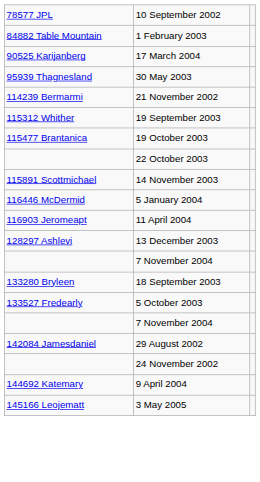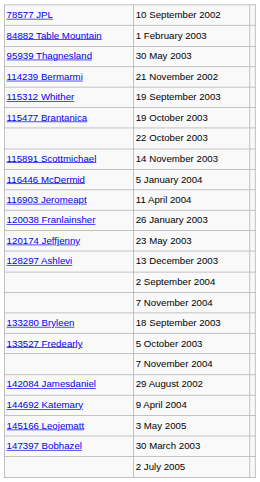- row: (46, 56)
+ row: (51, 220)
+ row: (43, 241)
+ row: (69, 282)
- row: (69, 364)
+ row: (44, 446)
+ row: (69, 467)
